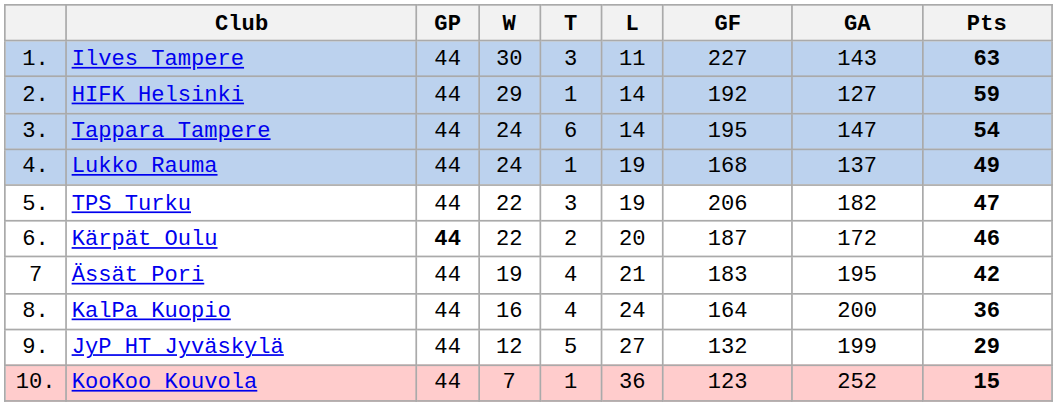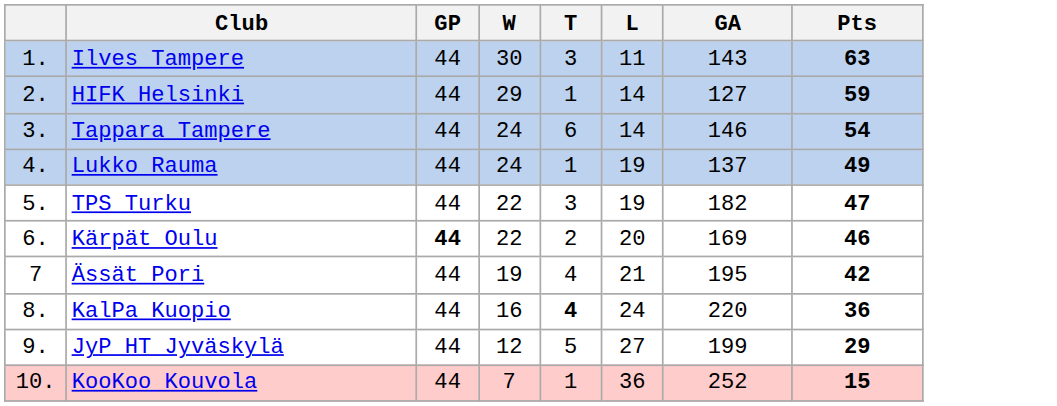- column: (728, 23)
(857, 131) 147 -> (728, 131) 146
(857, 239) 172 -> (728, 239) 169
(571, 311) normal -> (571, 311) bold
(857, 311) 200 -> (728, 311) 220
